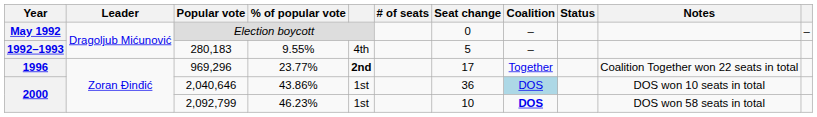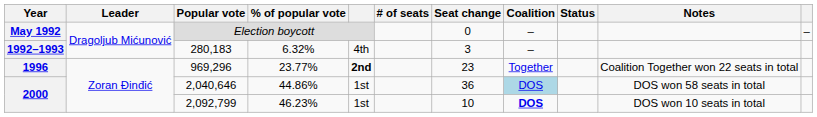(298, 49) 9.55% -> (298, 49) 6.32%
(468, 49) 5 -> (468, 49) 3
(468, 67) 17 -> (468, 67) 23
(298, 85) 43.86% -> (298, 85) 44.86%
(699, 85) DOS won 10 seats in total -> (699, 85) DOS won 58 seats in total
(699, 103) DOS won 58 seats in total -> (699, 103) DOS won 10 seats in total
